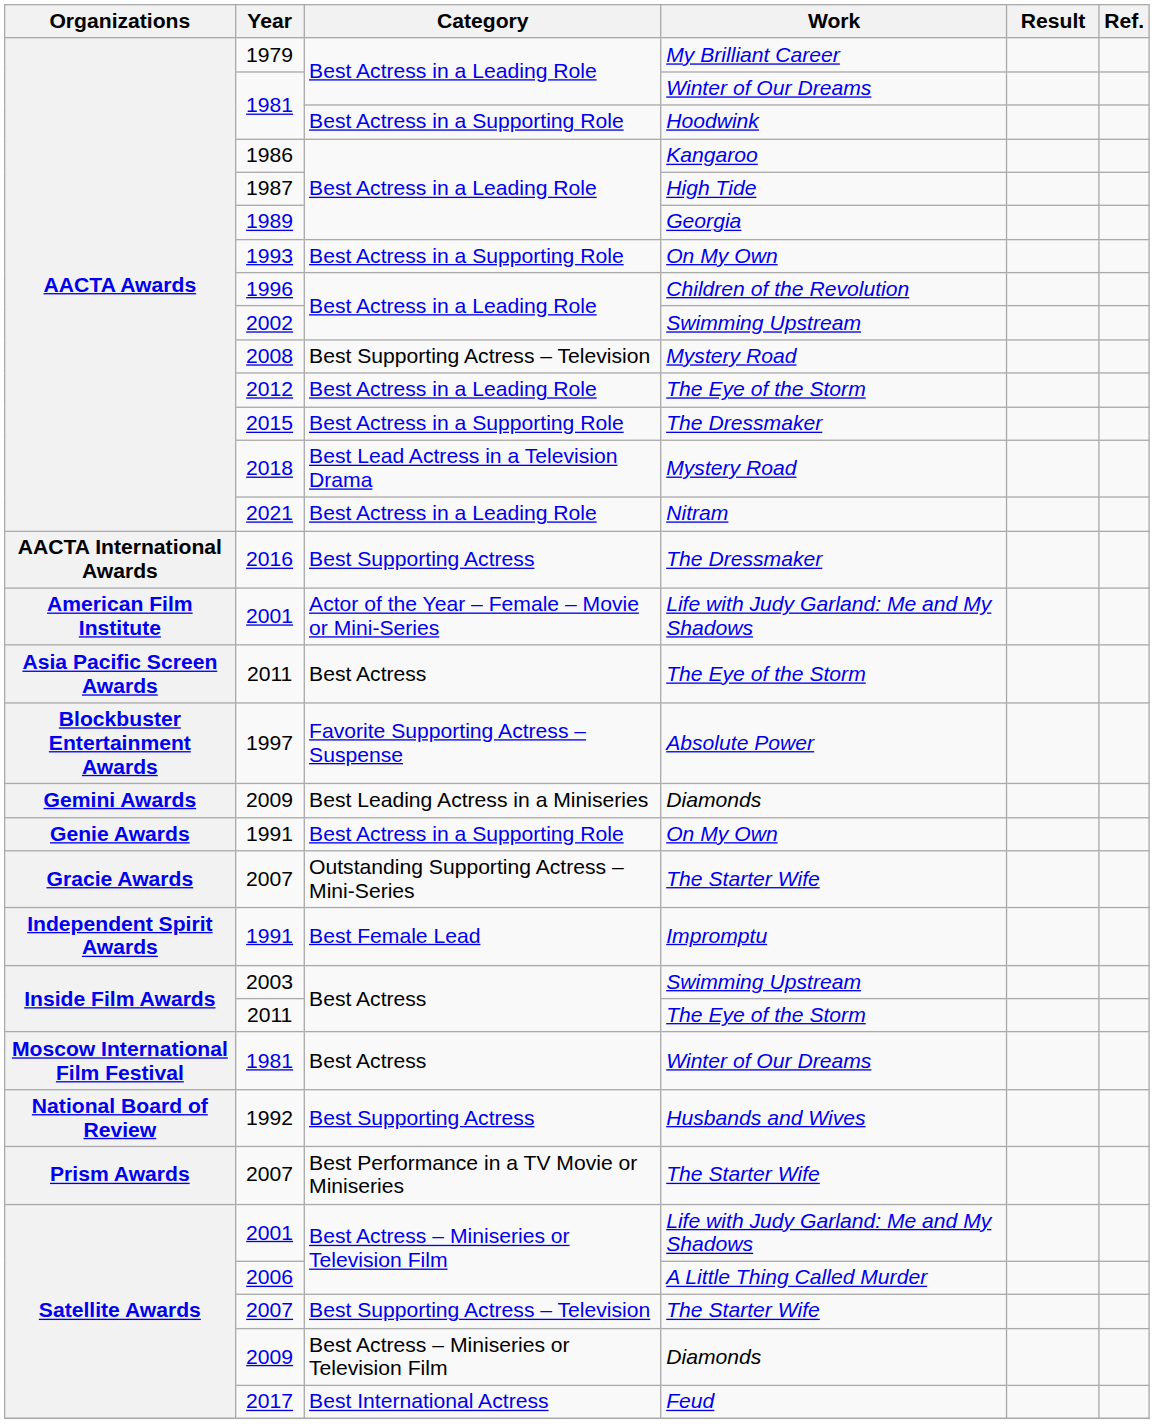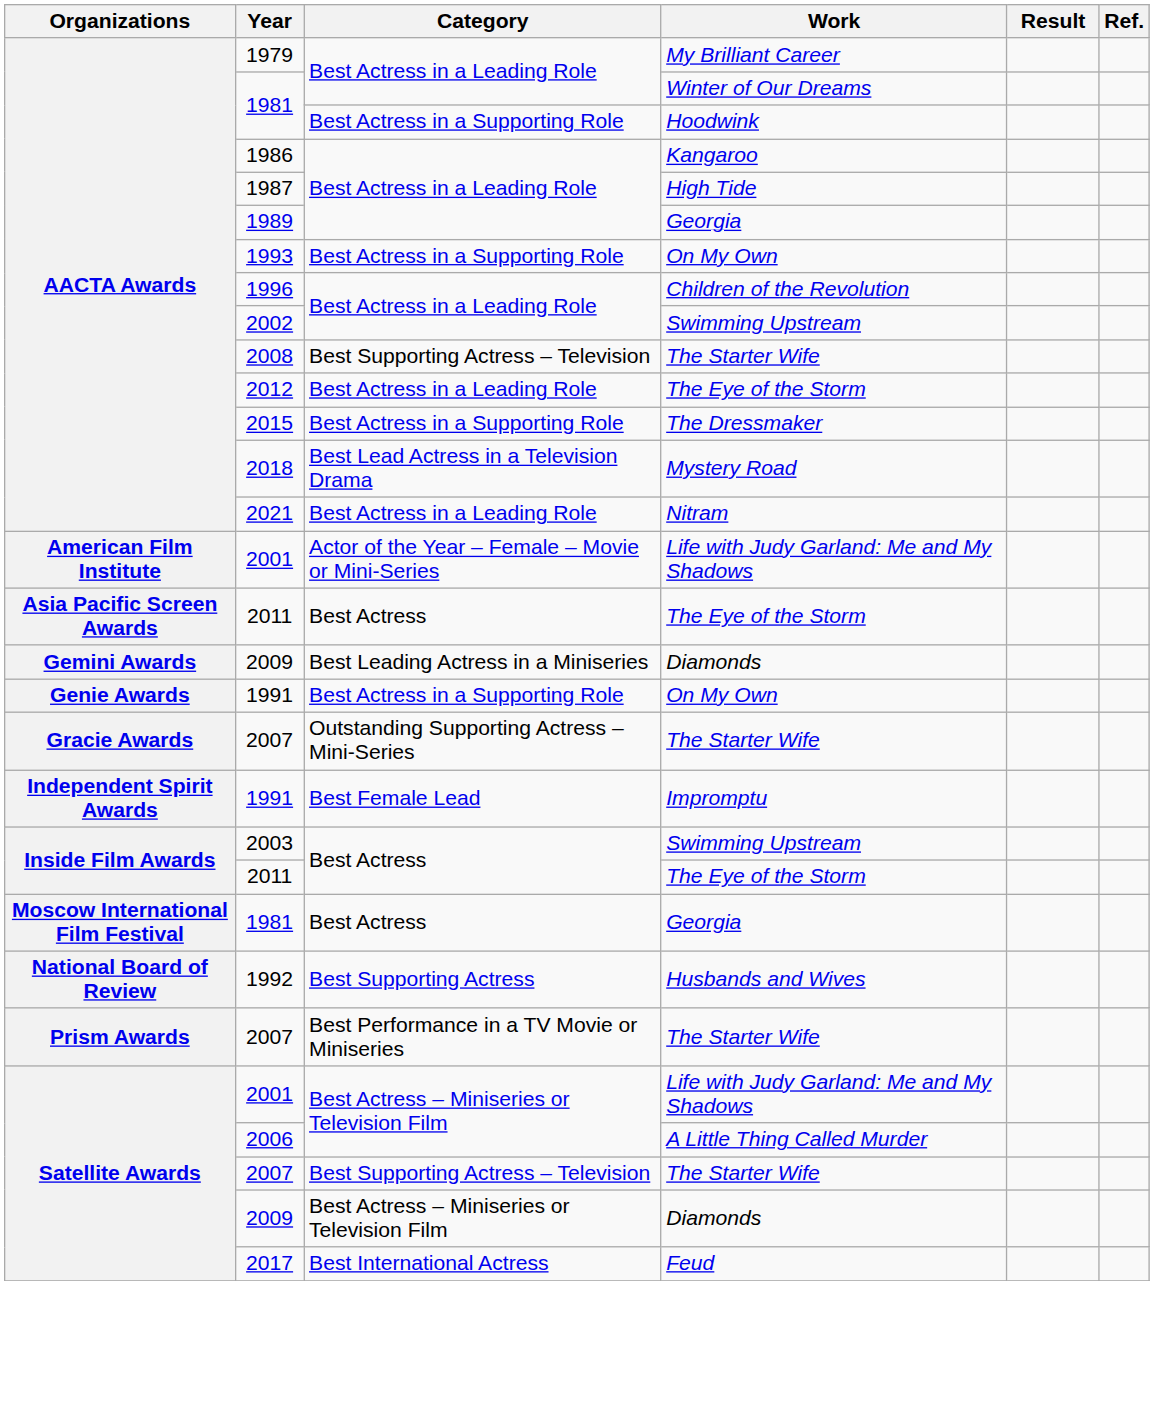(731, 356) Mystery Road -> (743, 356) The Starter Wife
- row: (120, 559)
- row: (120, 742)
(769, 1060) Winter of Our Dreams -> (704, 922) Georgia
